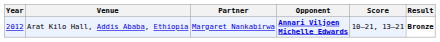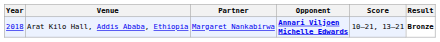(15, 27) 2012 -> (15, 27) 2018
